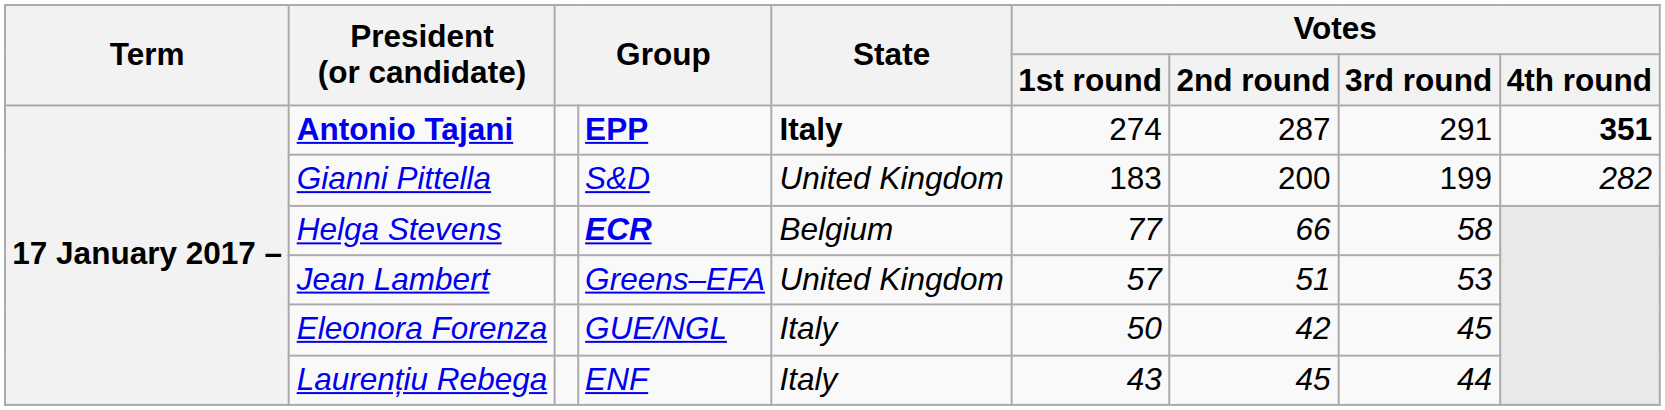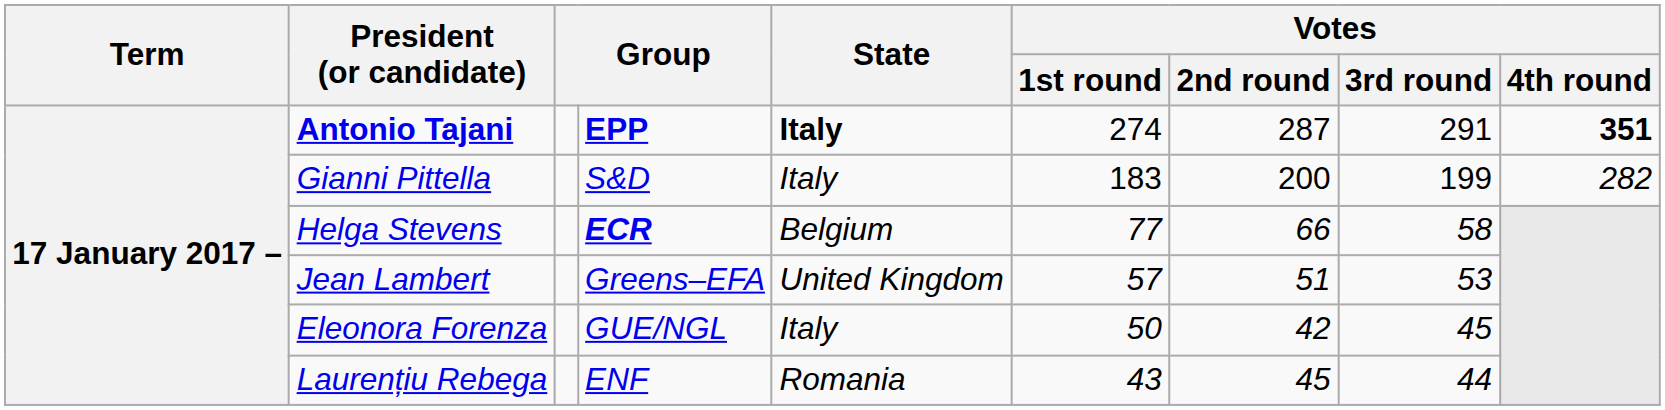(892, 179) United Kingdom -> (808, 179) Italy
(808, 379) Italy -> (843, 379) Romania
